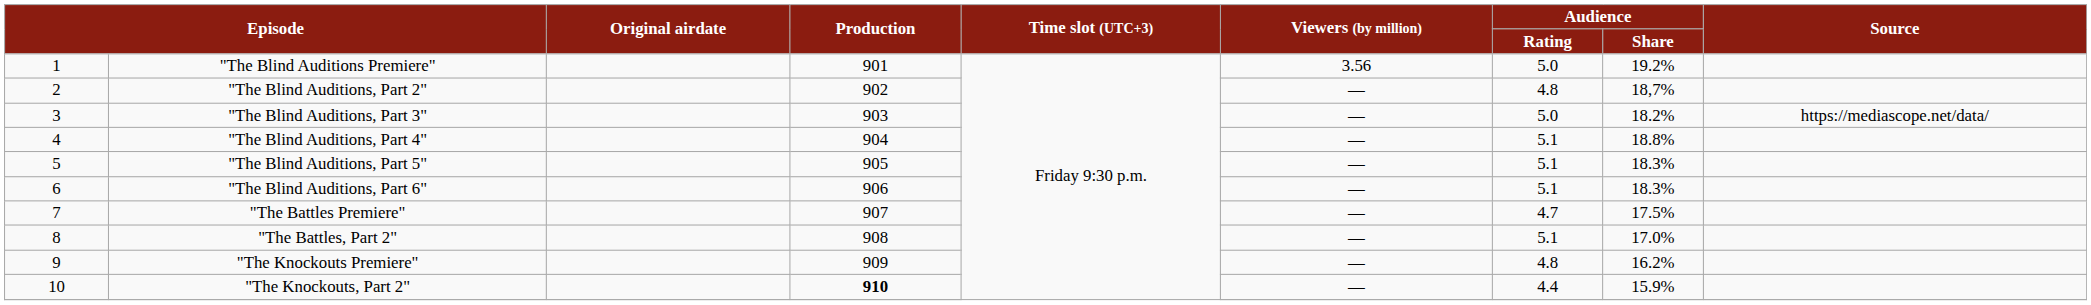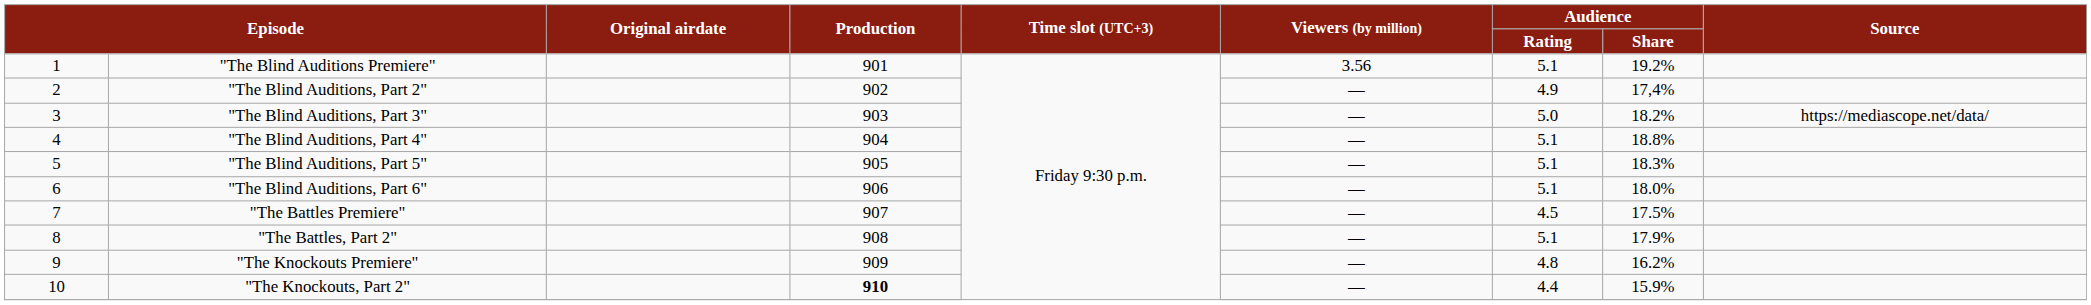(1548, 65) 5.0 -> (1548, 65) 5.1
(1548, 90) 4.8 -> (1548, 90) 4.9
(1653, 90) 18,7% -> (1653, 90) 17,4%
(1653, 188) 18.3% -> (1653, 188) 18.0%
(1548, 213) 4.7 -> (1548, 213) 4.5
(1653, 237) 17.0% -> (1653, 237) 17.9%
